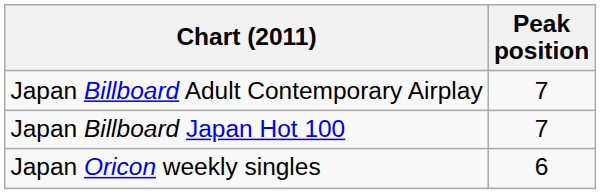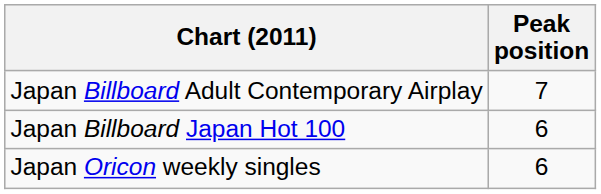(542, 129) 7 -> (542, 129) 6
